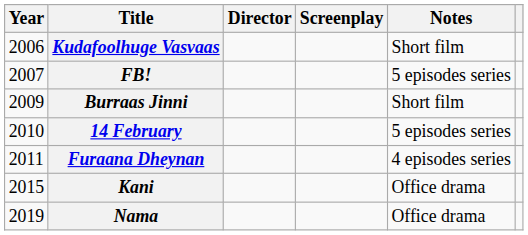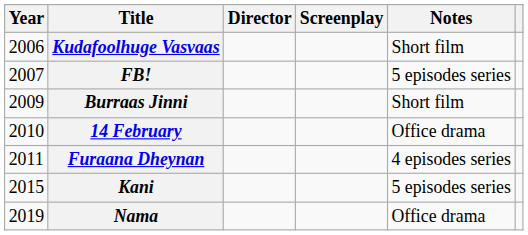(451, 131) 5 episodes series -> (438, 131) Office drama
(438, 187) Office drama -> (451, 187) 5 episodes series
